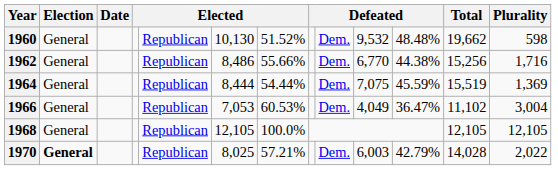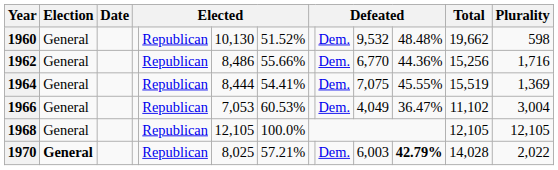(418, 61) 44.38% -> (420, 61) 44.36%
(283, 84) 54.44% -> (283, 84) 54.41%
(418, 84) 45.59% -> (420, 84) 45.55%
(418, 152) normal -> (419, 152) bold
